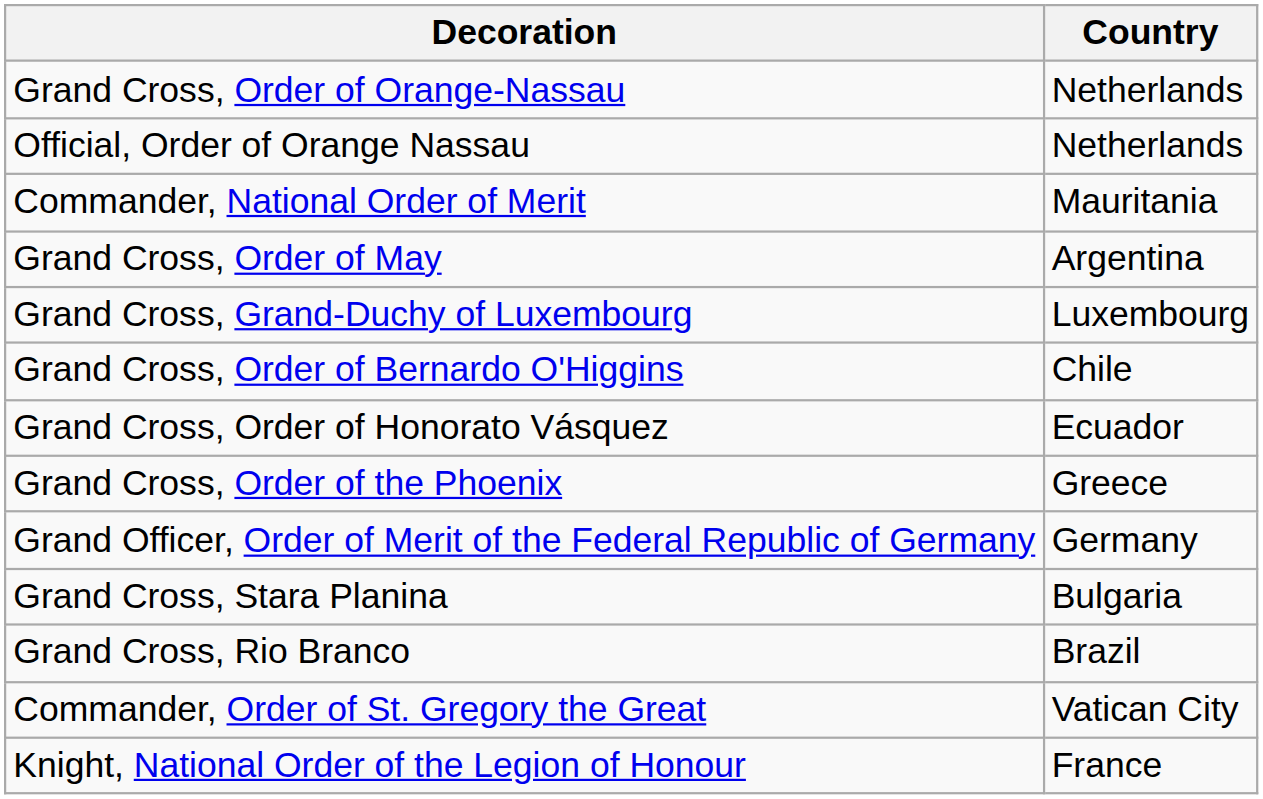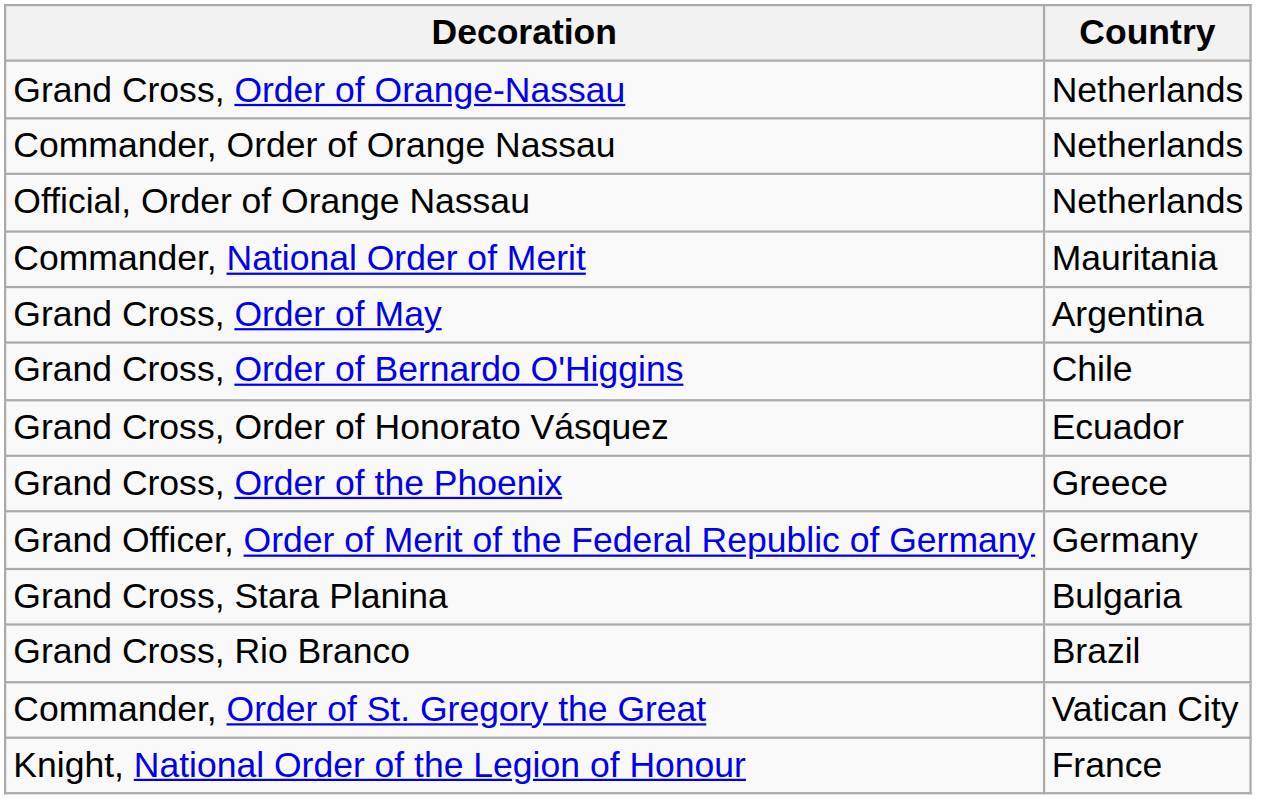+ row: (314, 145)
- row: (353, 314)
